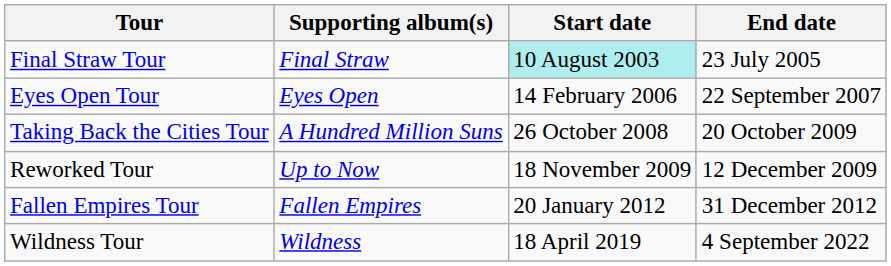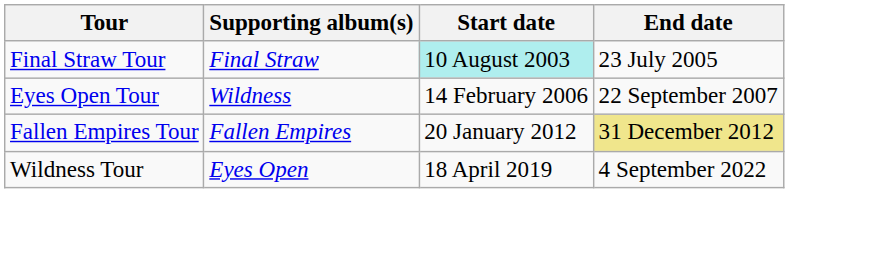(329, 95) Eyes Open -> (250, 95) Wildness
- row: (139, 132)
- row: (82, 168)
(789, 205) no background -> (686, 132) khaki background
(320, 242) Wildness -> (259, 168) Eyes Open
